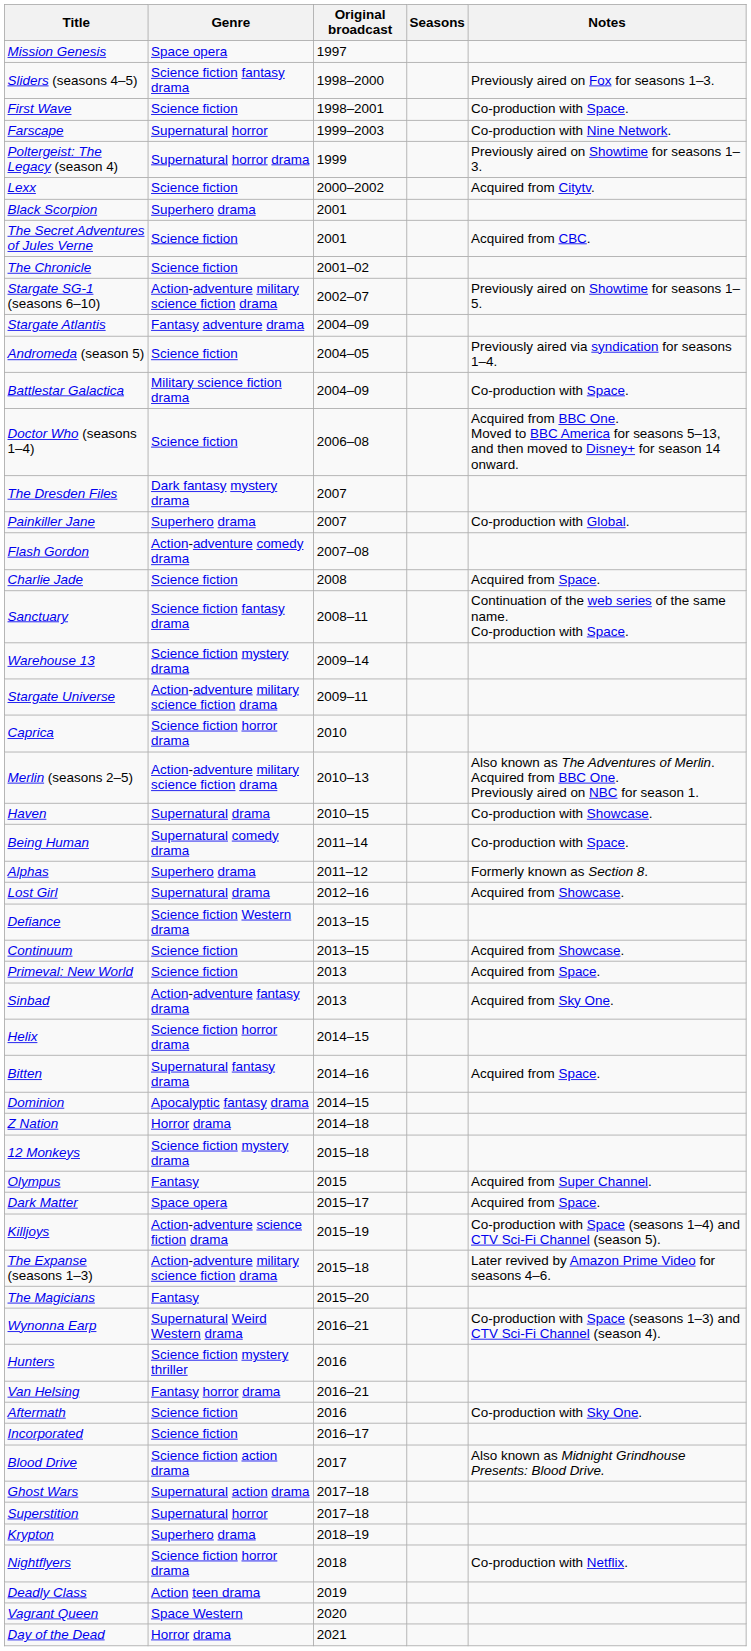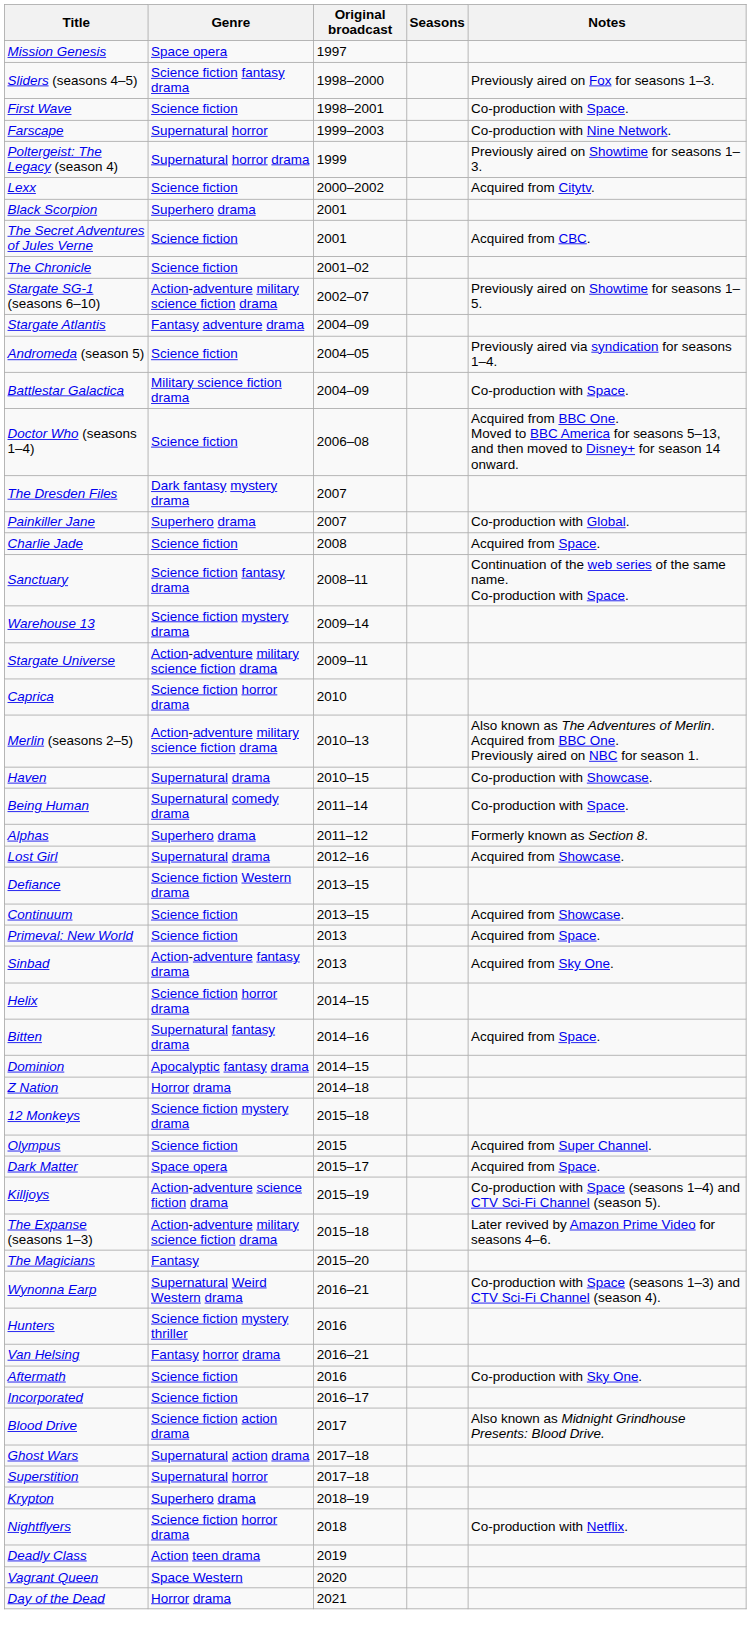- row: (48, 551)
(175, 1181) Fantasy -> (194, 1145) Science fiction
